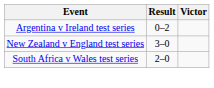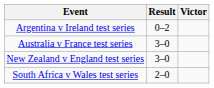+ row: (75, 43)
